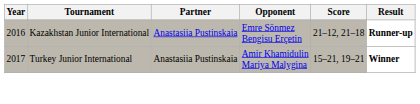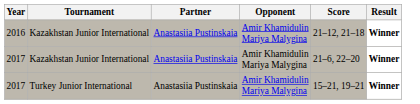(272, 33) Emre Sönmez Bengisu Erçetin -> (275, 33) Amir Khamidulin Mariya Malygina
(391, 33) Runner-up -> (384, 33) Winner
+ row: (16, 60)
